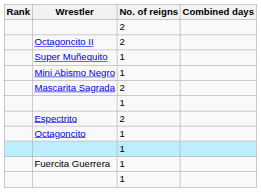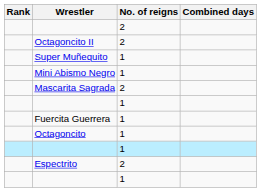rows swapped: (56, 118) <-> (72, 164)
